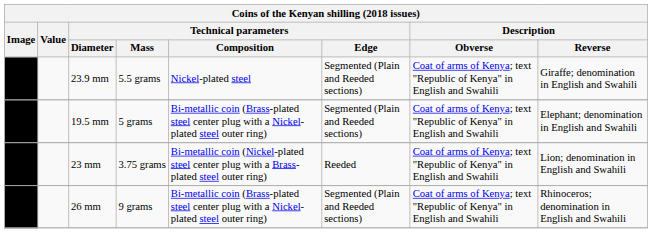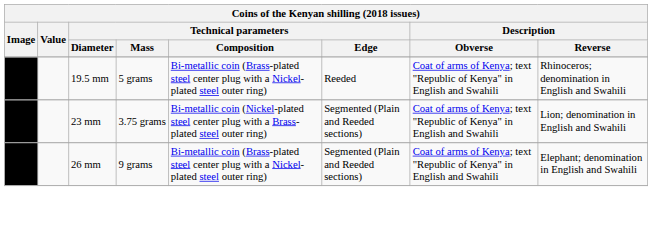- row: (90, 78)
(362, 121) Segmented (Plain and Reeded sections) -> (340, 78) Reeded
(591, 121) Elephant; denomination in English and Swahili -> (583, 78) Rhinoceros; denomination in English and Swahili
(340, 164) Reeded -> (362, 121) Segmented (Plain and Reeded sections)
(583, 207) Rhinoceros; denomination in English and Swahili -> (591, 164) Elephant; denomination in English and Swahili
